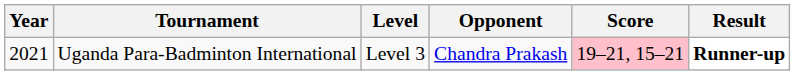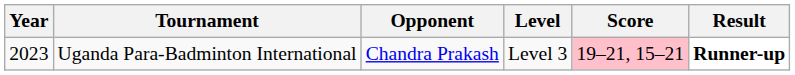columns swapped: (395, 21) <-> (501, 21)
(29, 53) 2021 -> (29, 53) 2023
